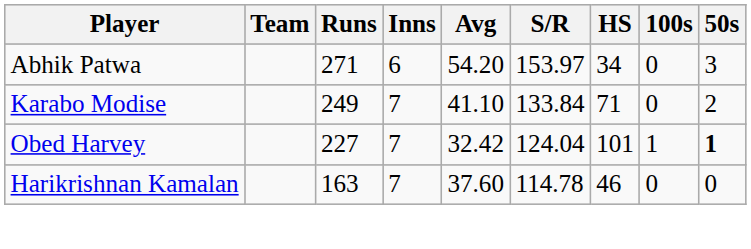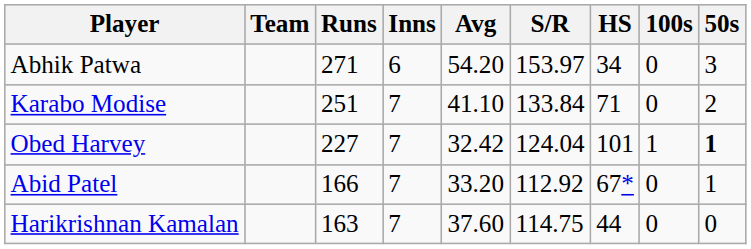(340, 104) 249 -> (340, 104) 251
+ row: (64, 183)
(550, 183) 114.78 -> (550, 223) 114.75
(609, 183) 46 -> (609, 223) 44
